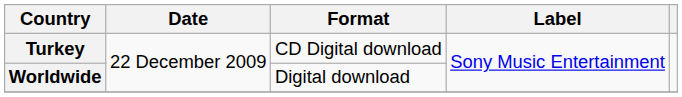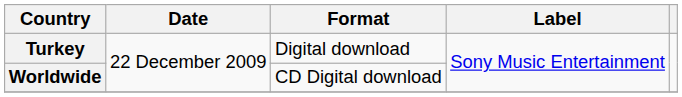(358, 48) CD Digital download -> (342, 48) Digital download
(342, 77) Digital download -> (358, 77) CD Digital download
